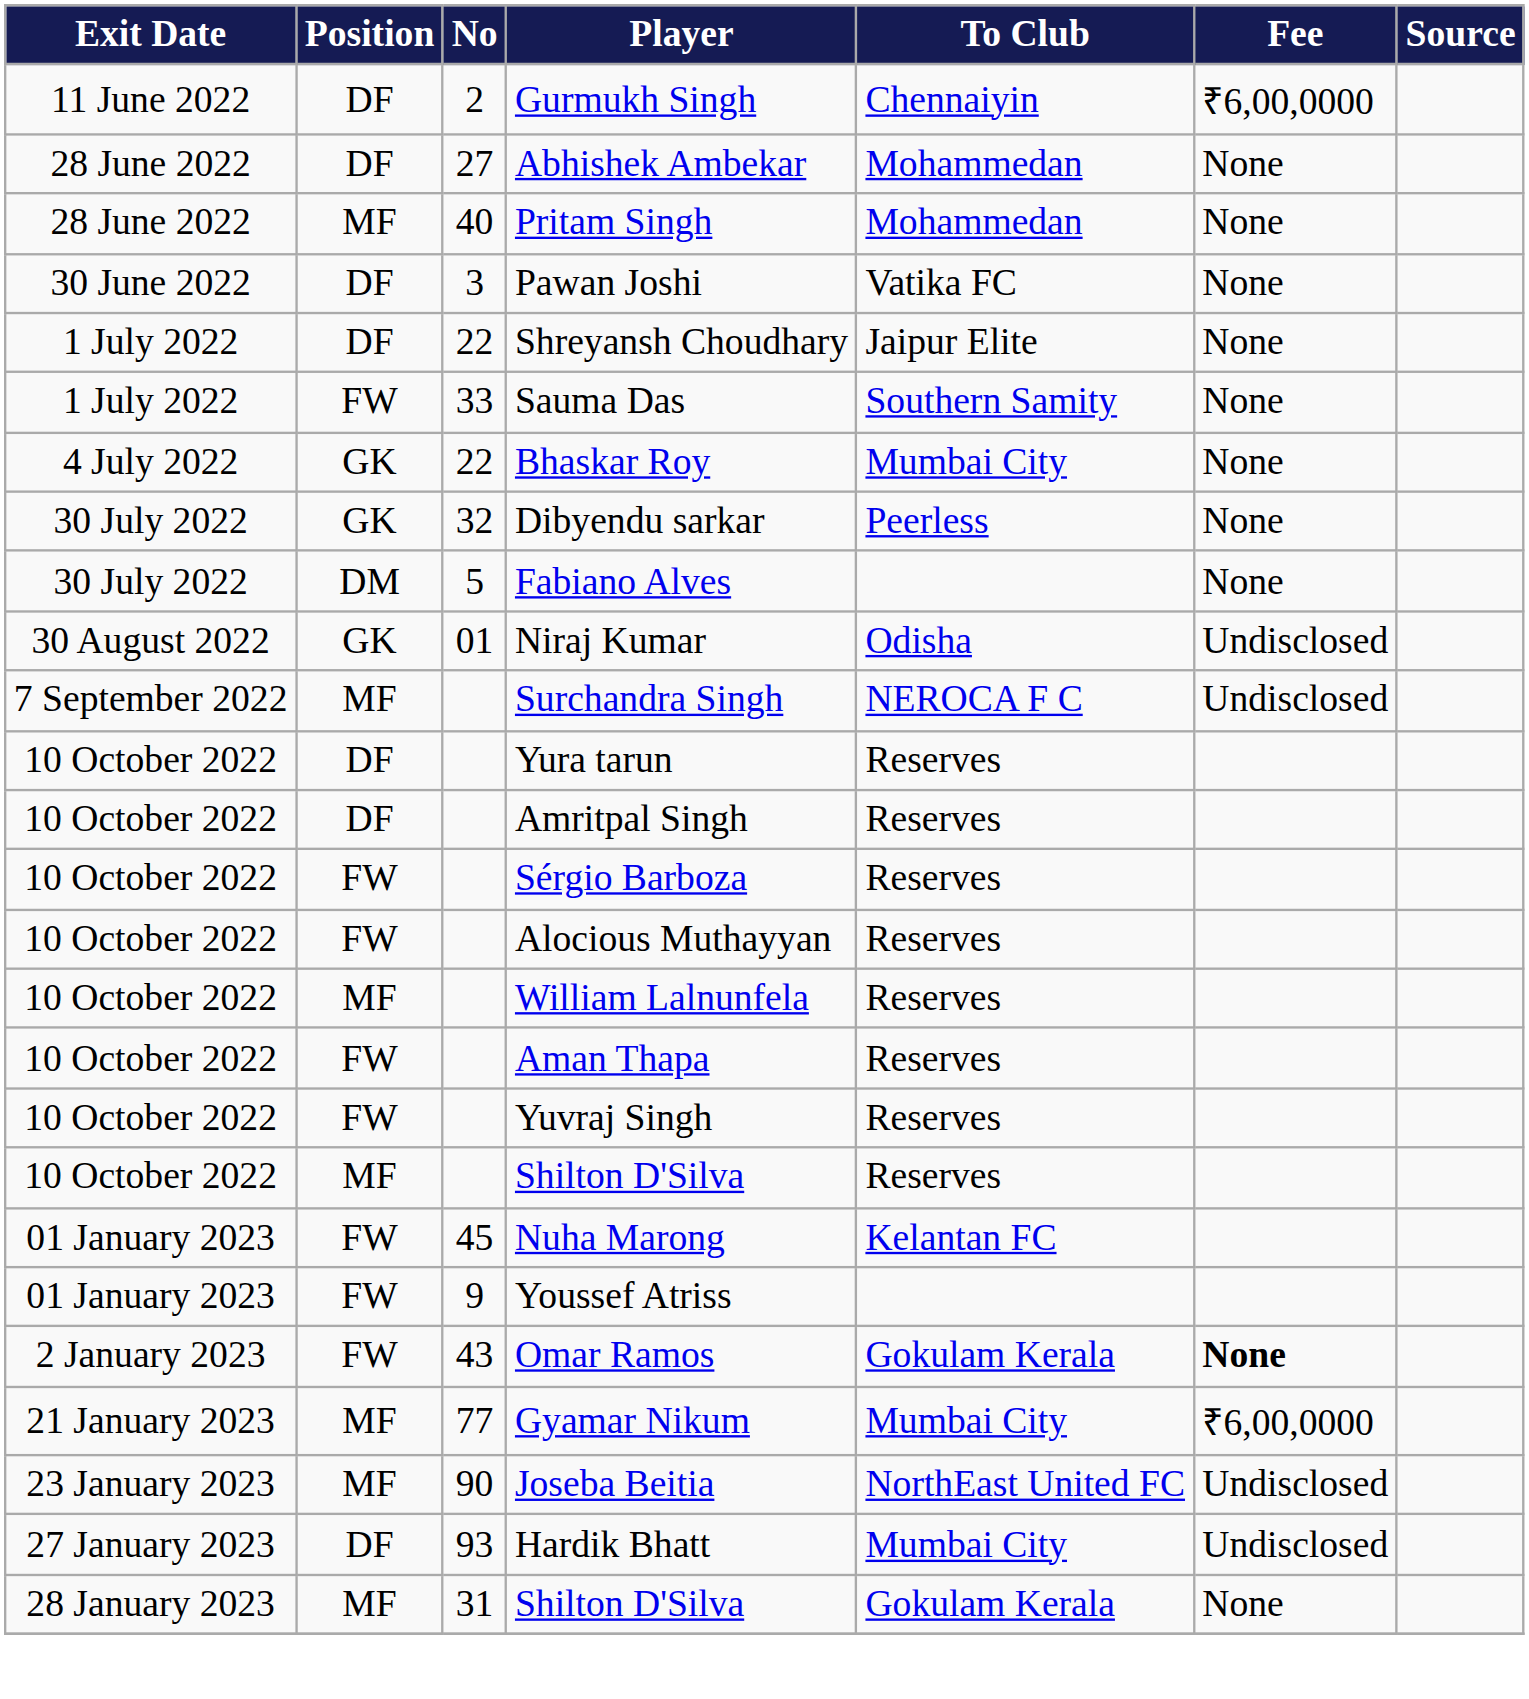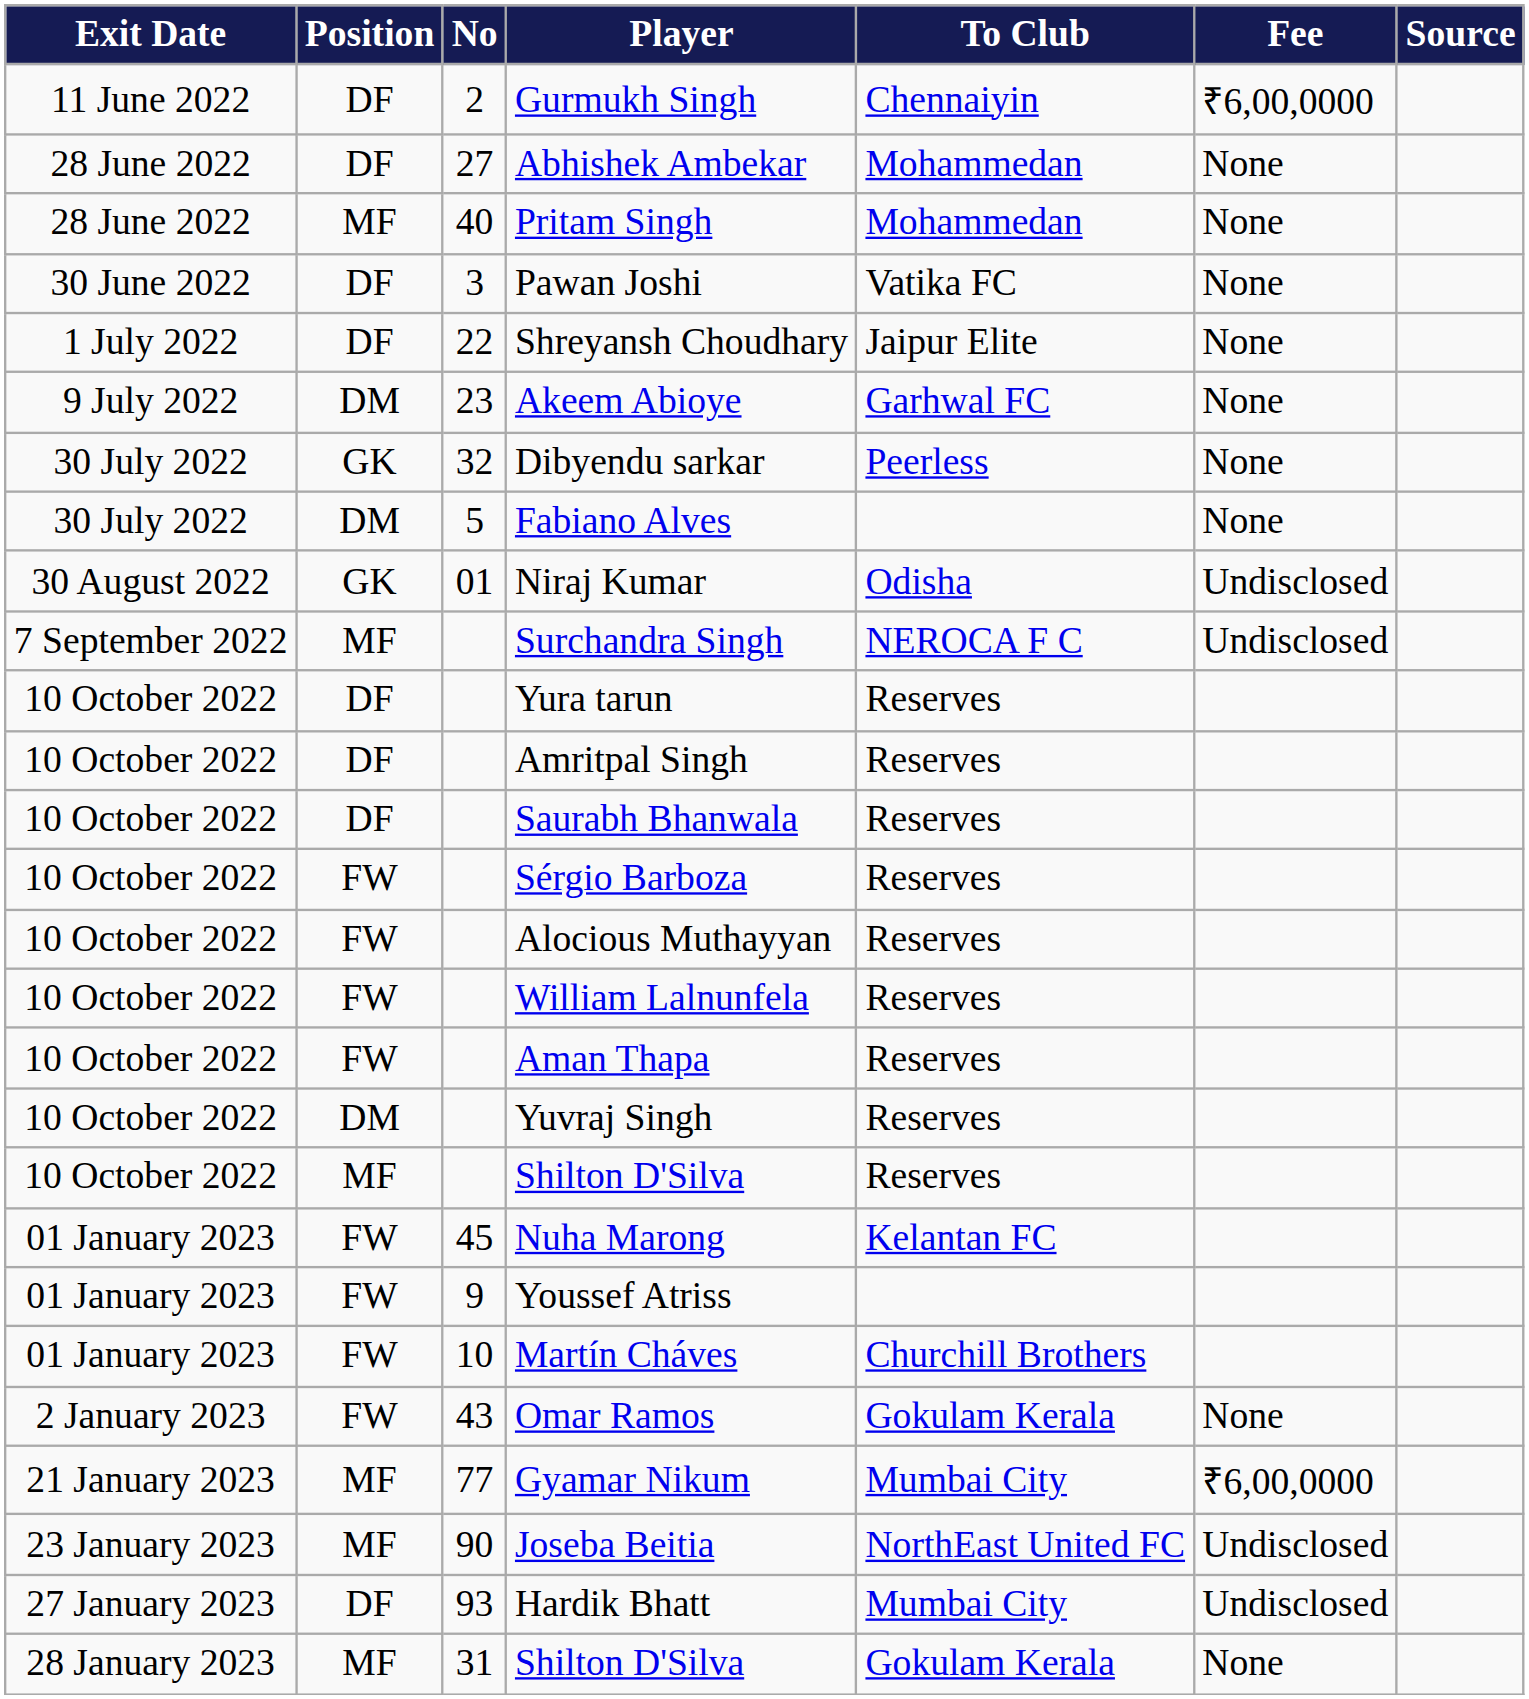- row: (475, 401)
- row: (475, 461)
+ row: (475, 401)
+ row: (475, 820)
(370, 997) MF -> (370, 997) FW
(370, 1117) FW -> (370, 1117) DM
+ row: (475, 1355)
(1244, 1355) bold -> (1243, 1415) normal
